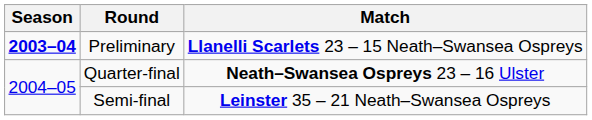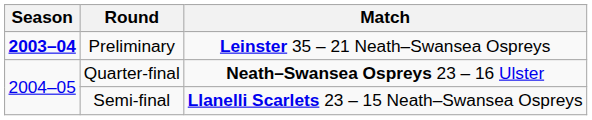(385, 45) Llanelli Scarlets 23 – 15 Neath–Swansea Ospreys -> (385, 45) Leinster 35 – 21 Neath–Swansea Ospreys
(385, 100) Leinster 35 – 21 Neath–Swansea Ospreys -> (385, 100) Llanelli Scarlets 23 – 15 Neath–Swansea Ospreys
